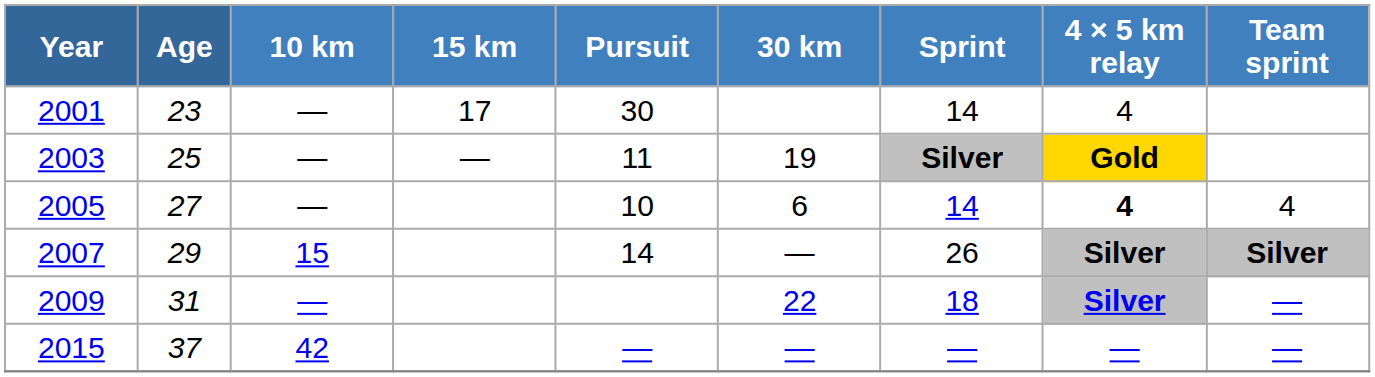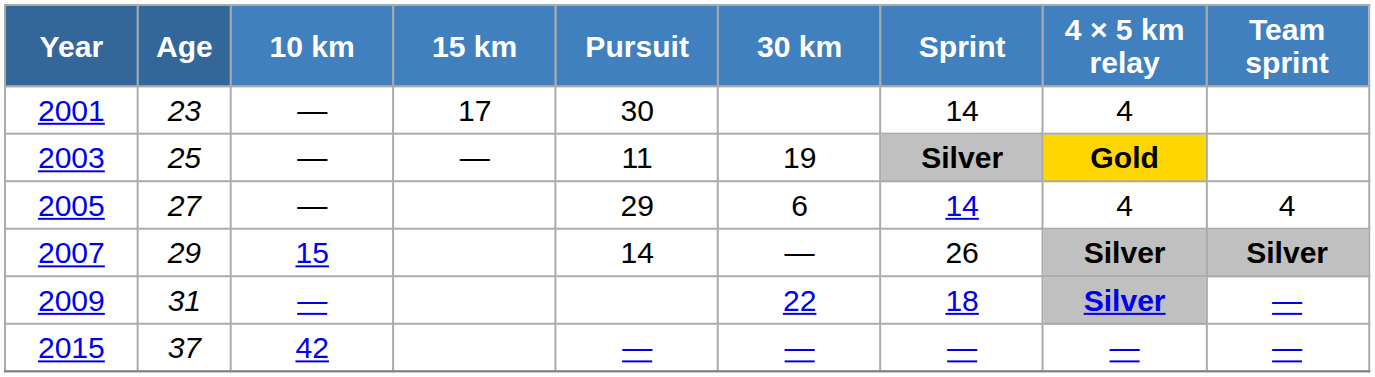(637, 206) 10 -> (637, 206) 29
(1125, 206) bold -> (1125, 206) normal
